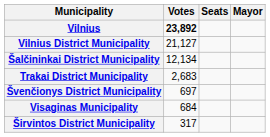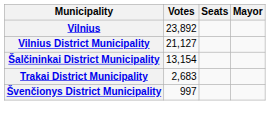(181, 28) bold -> (181, 28) normal
(181, 60) 12,134 -> (181, 60) 13,154
(188, 92) 697 -> (188, 92) 997
- row: (84, 108)
- row: (84, 124)
